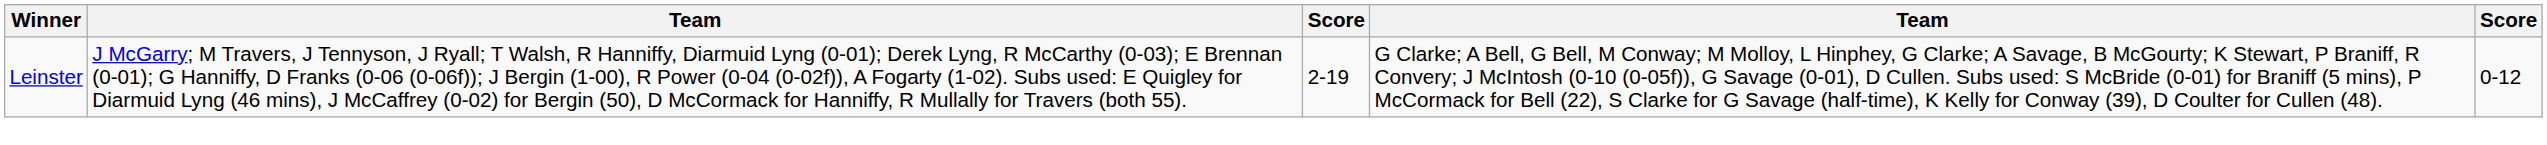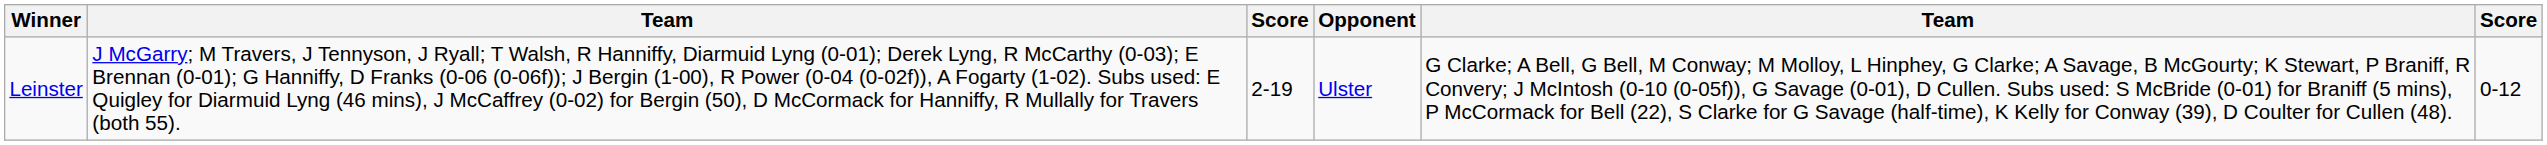+ column: (1367, 20)
